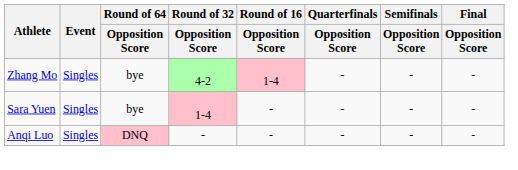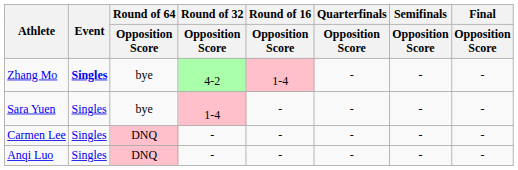(81, 75) normal -> (89, 75) bold
+ row: (37, 135)
